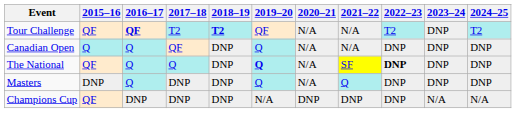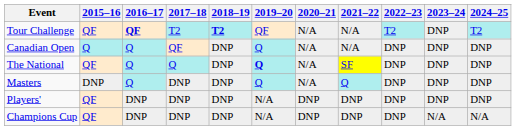(395, 64) bold -> (395, 64) normal
+ row: (24, 99)
